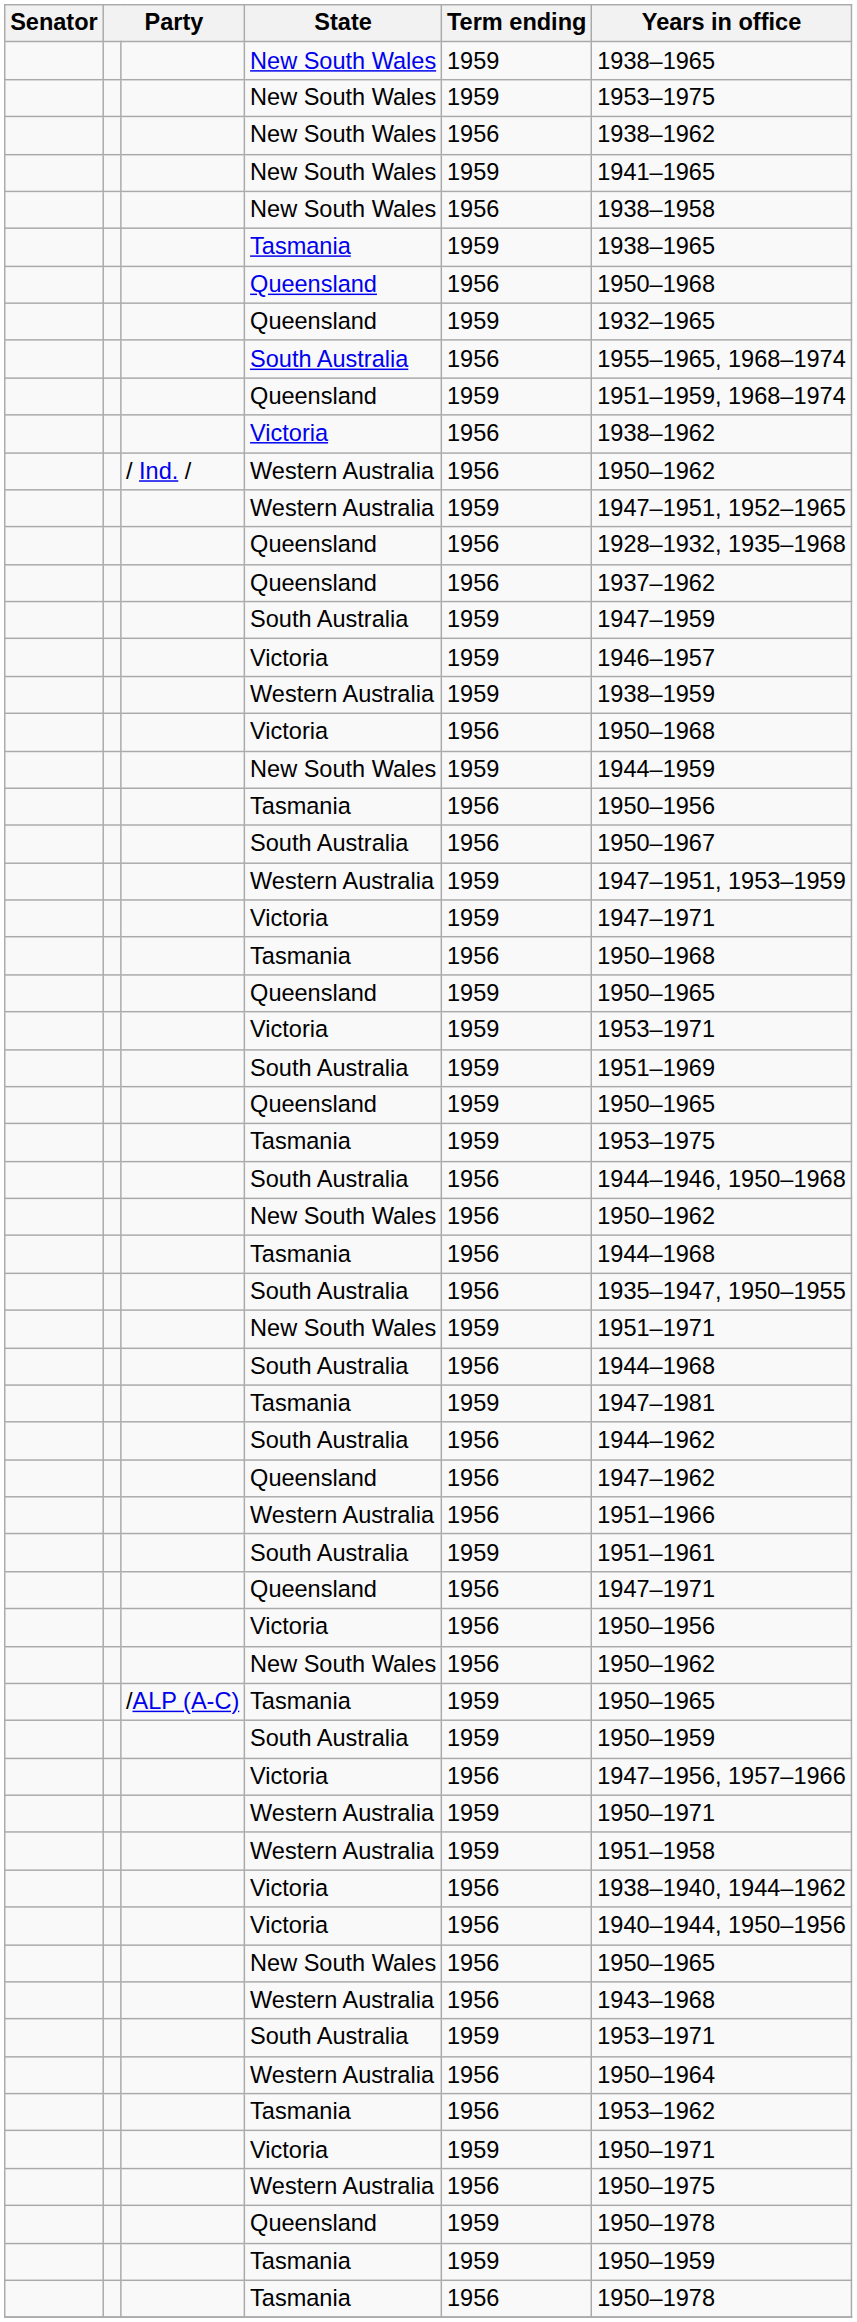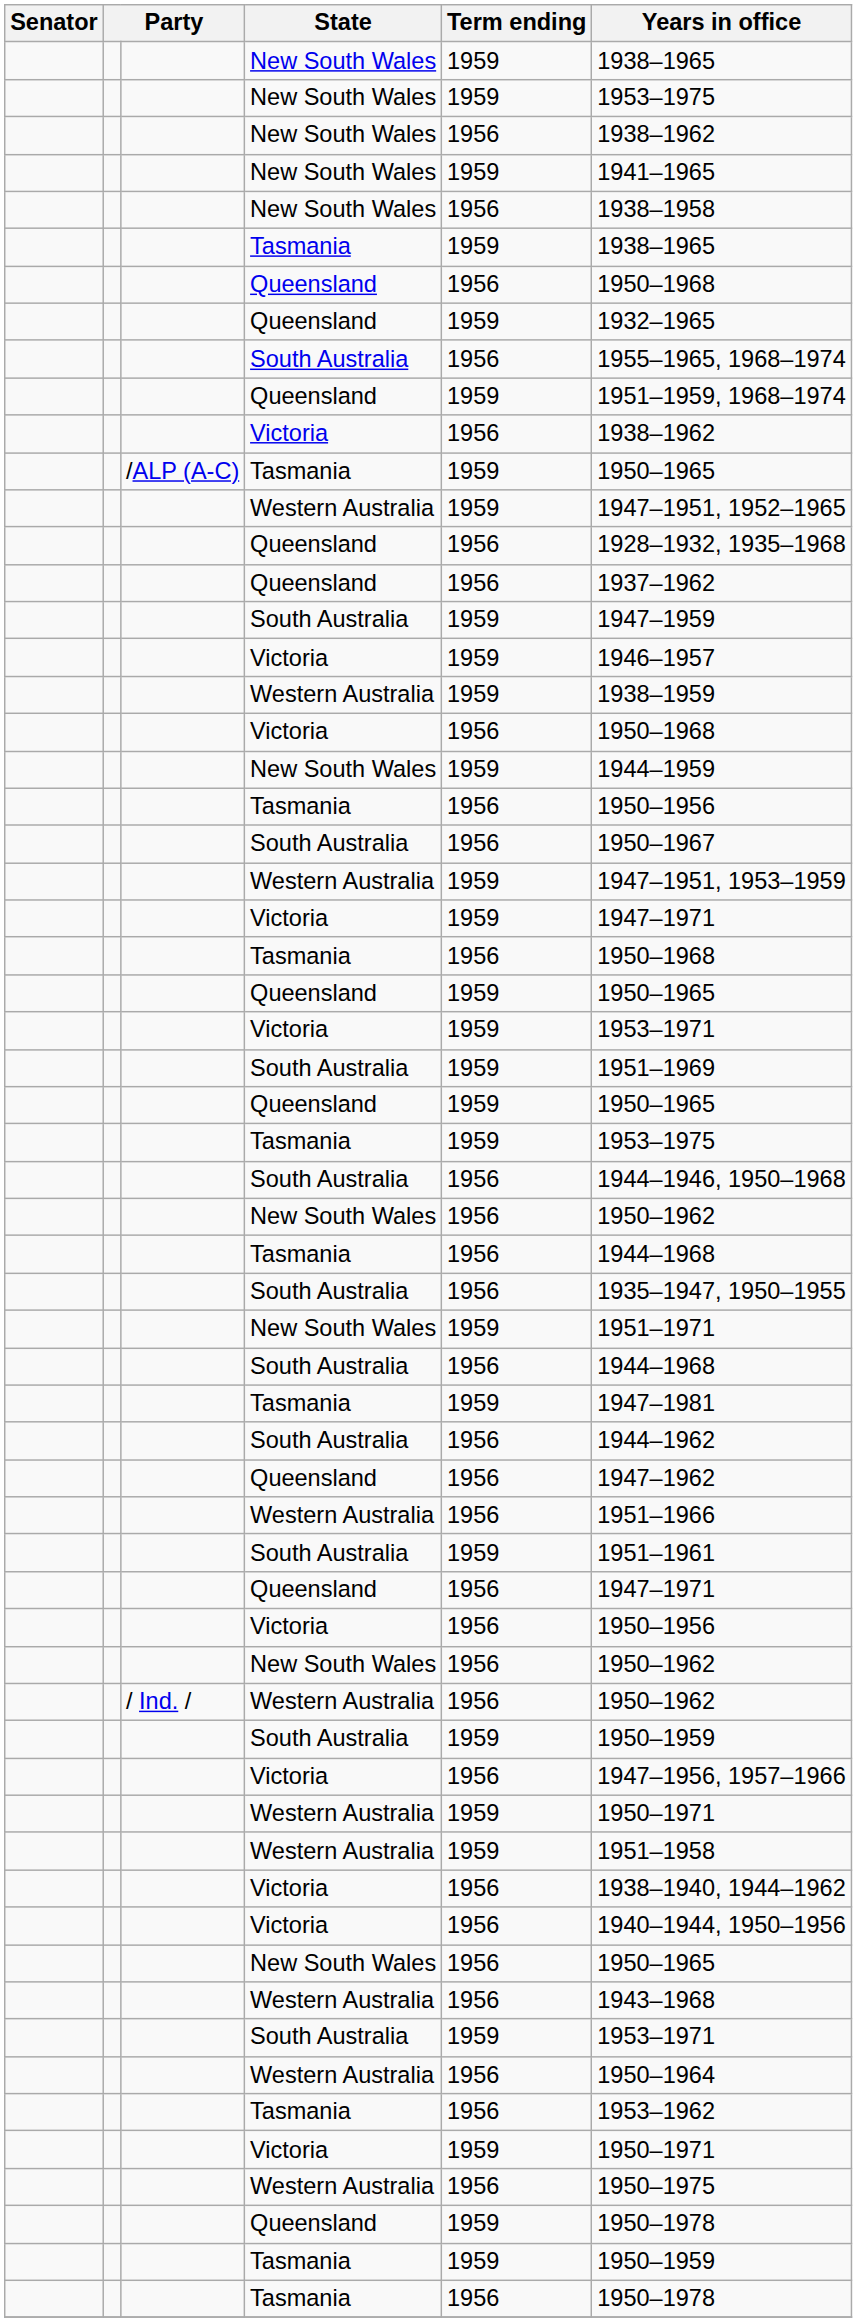rows swapped: (183, 1701) <-> (159, 470)
